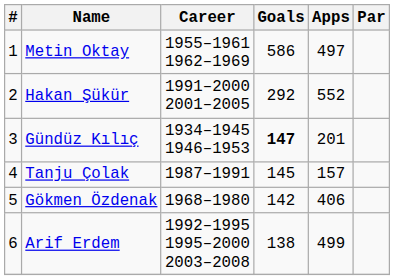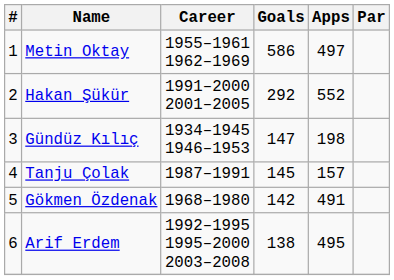(281, 140) bold -> (281, 140) normal
(331, 140) 201 -> (331, 140) 198
(331, 200) 406 -> (331, 200) 491
(331, 244) 499 -> (331, 244) 495
